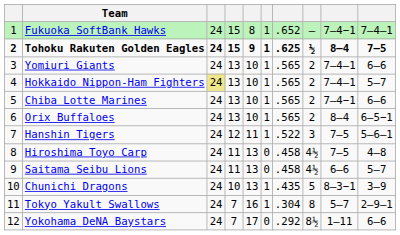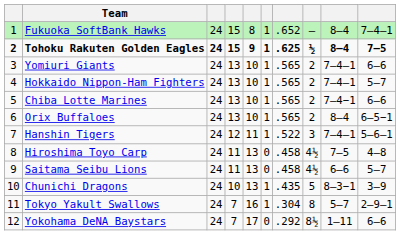(340, 30) 7–4−1 -> (340, 30) 8–4
(216, 83) khaki background -> (216, 83) no background
(340, 135) 7–5 -> (340, 135) 7–4–1
